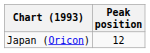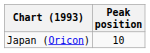(119, 40) 12 -> (119, 40) 10
